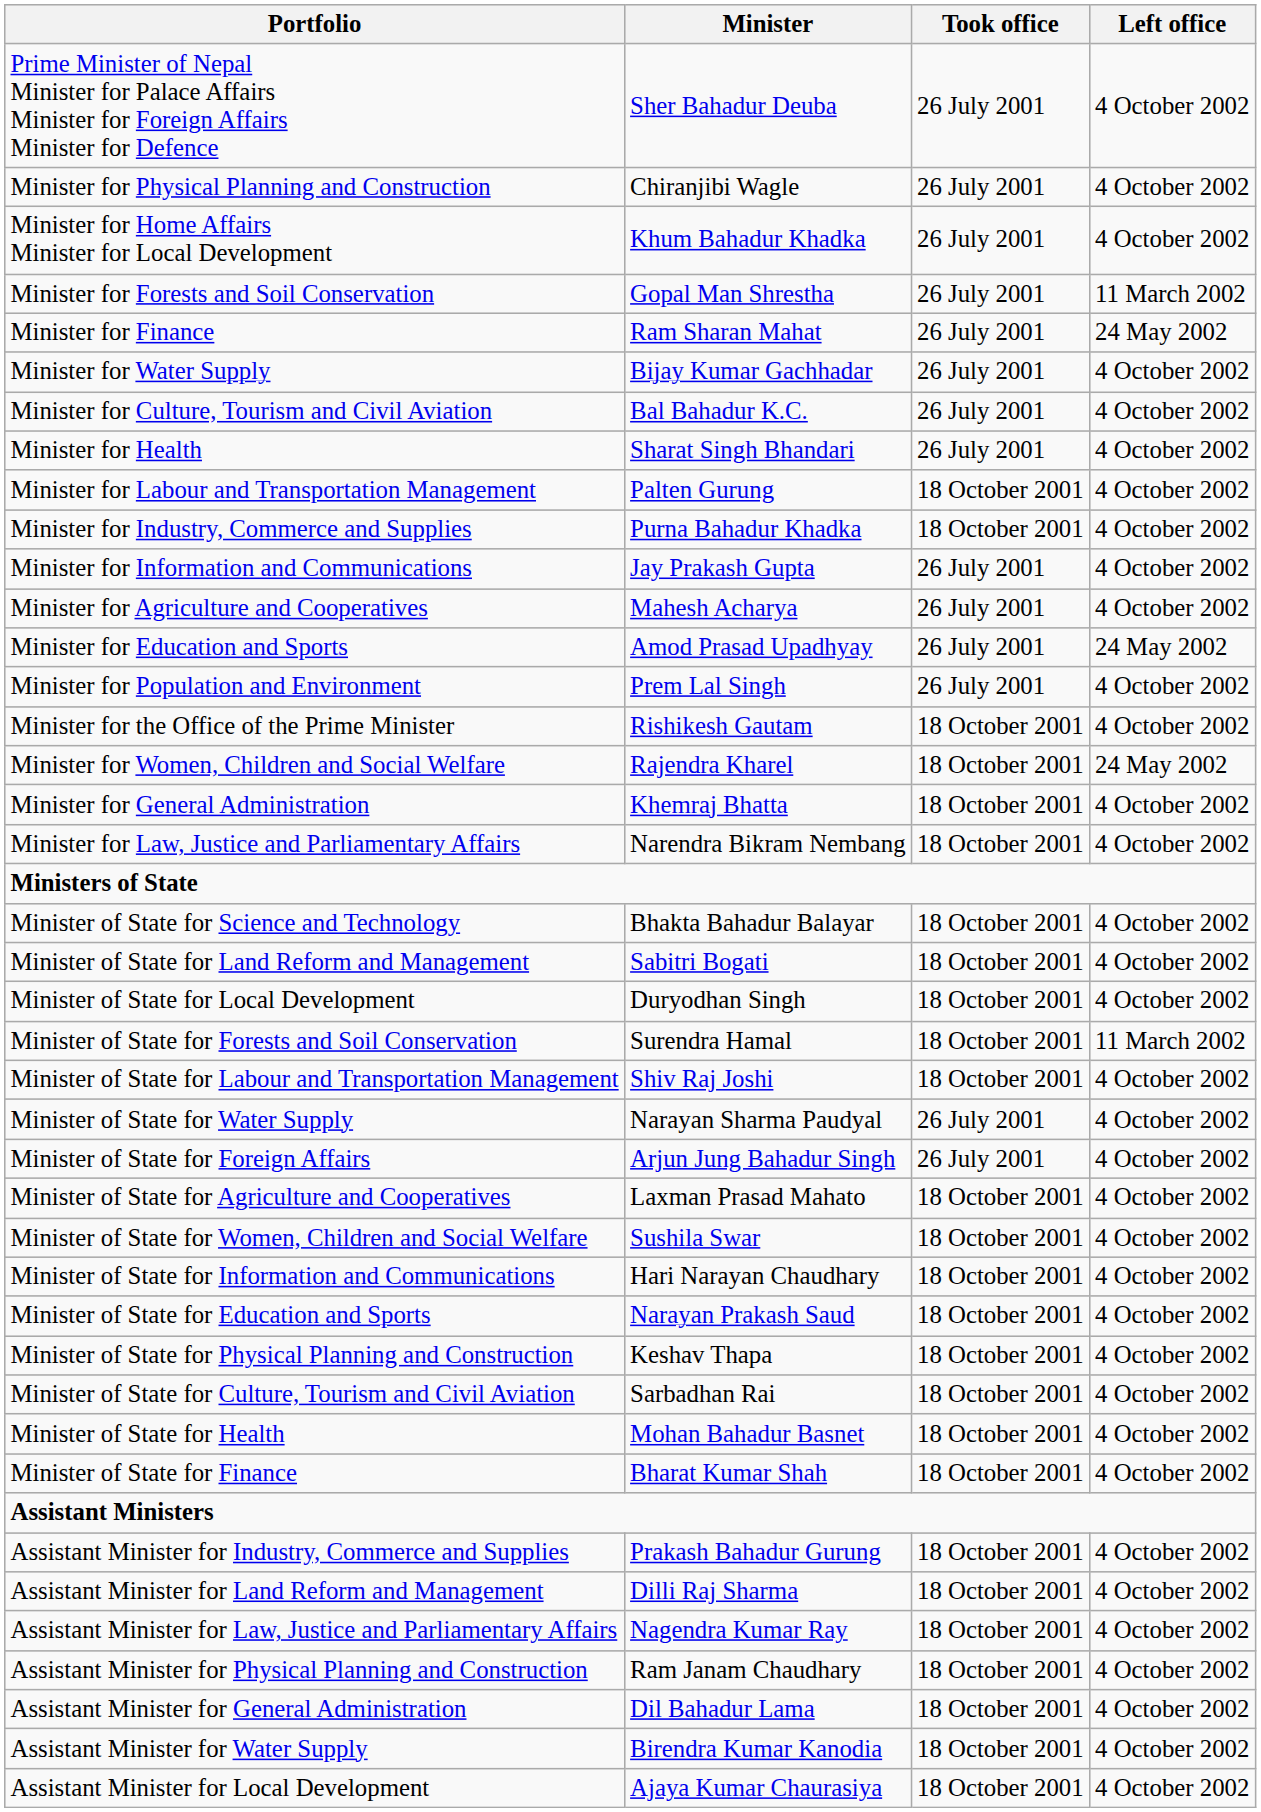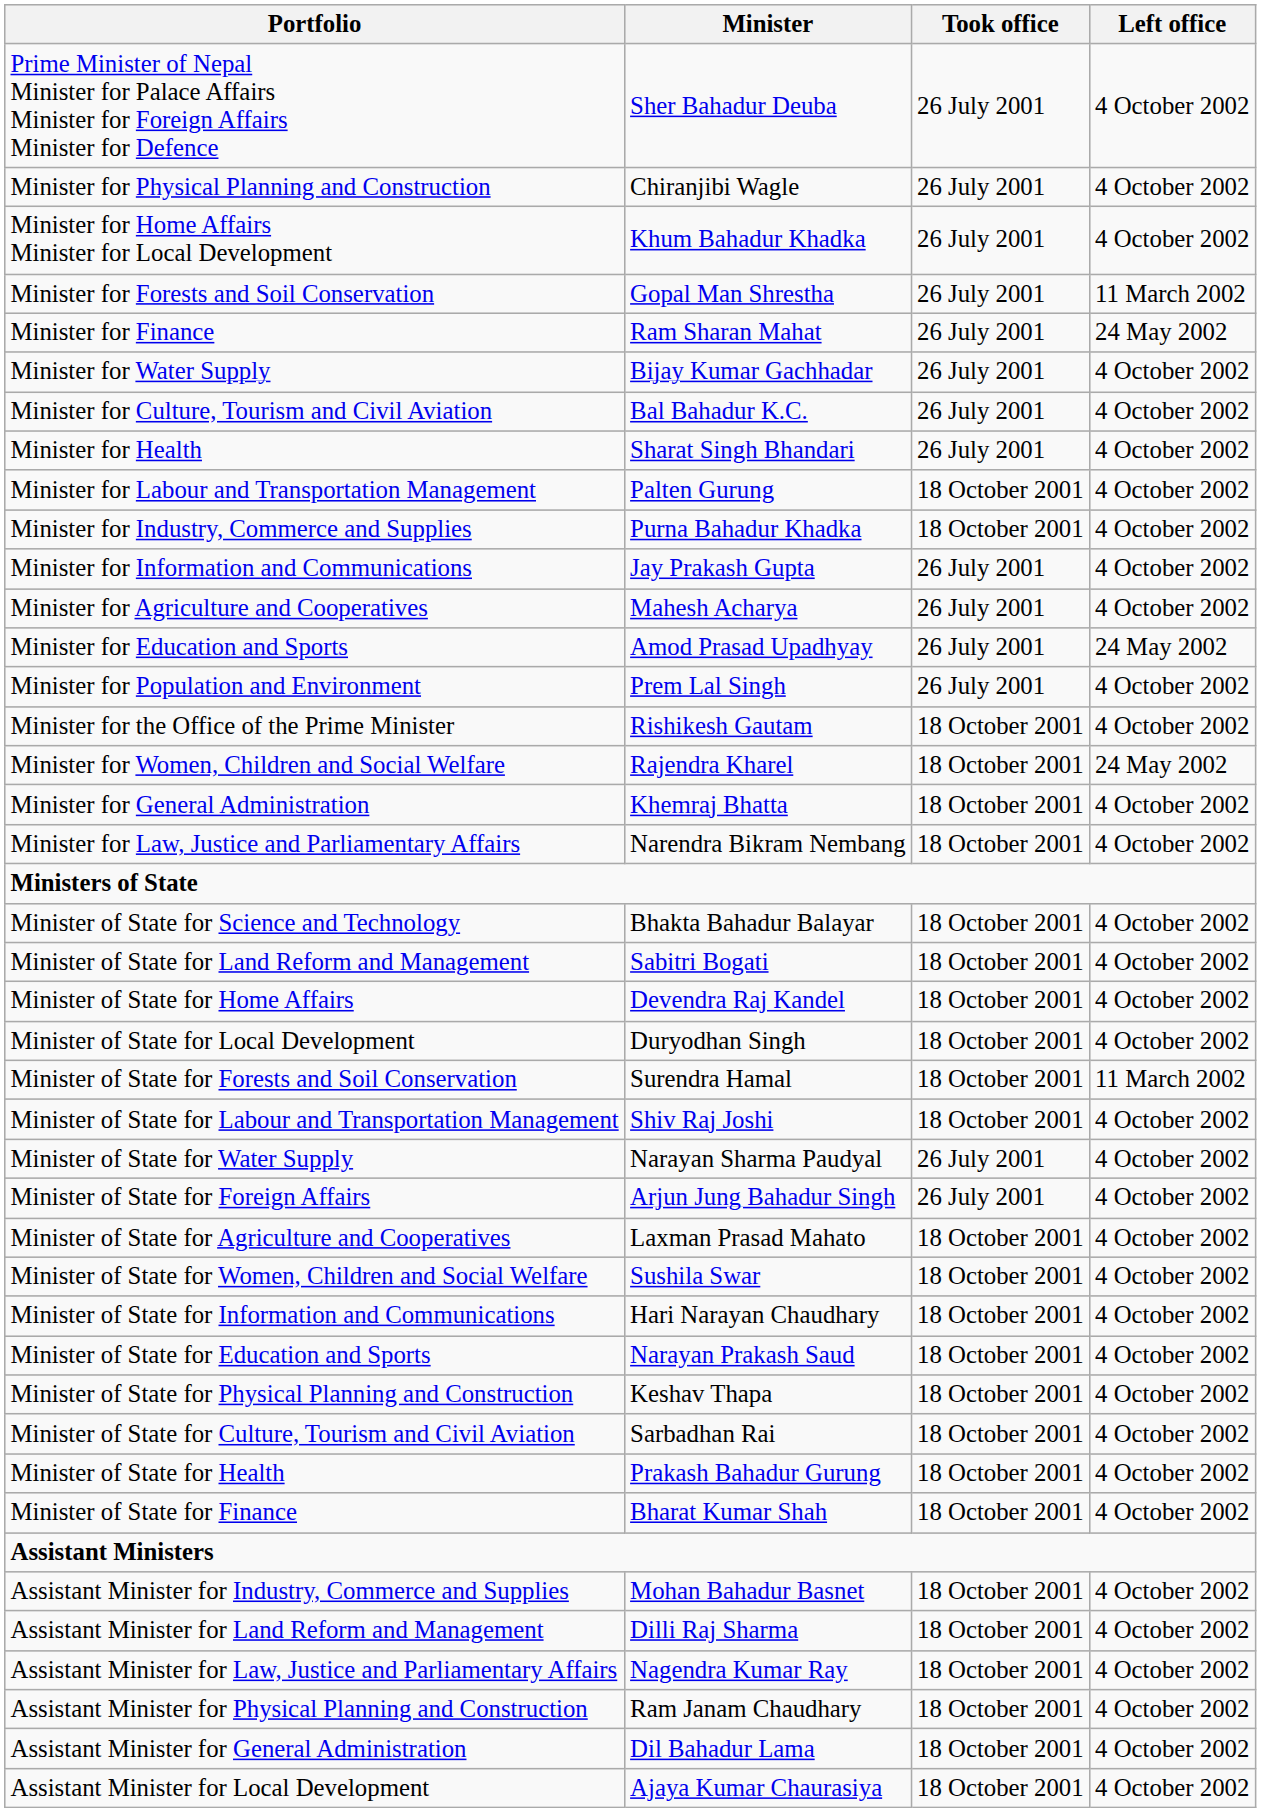+ row: (182, 1001)
(747, 1433) Mohan Bahadur Basnet -> (755, 1473) Prakash Bahadur Gurung
(755, 1551) Prakash Bahadur Gurung -> (747, 1591) Mohan Bahadur Basnet
- row: (189, 1748)
